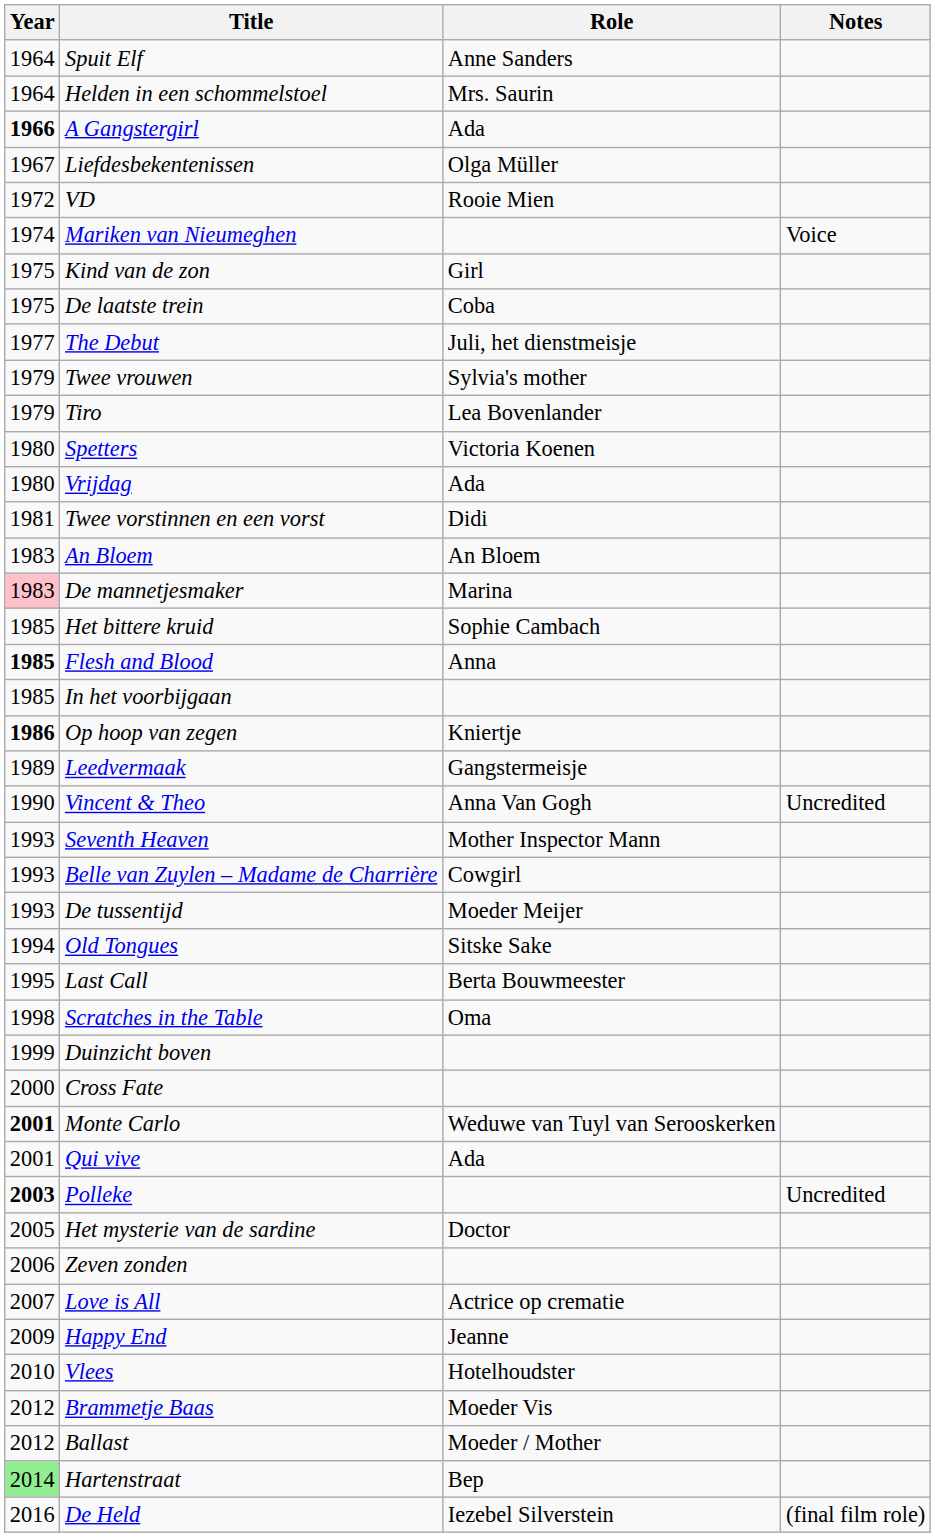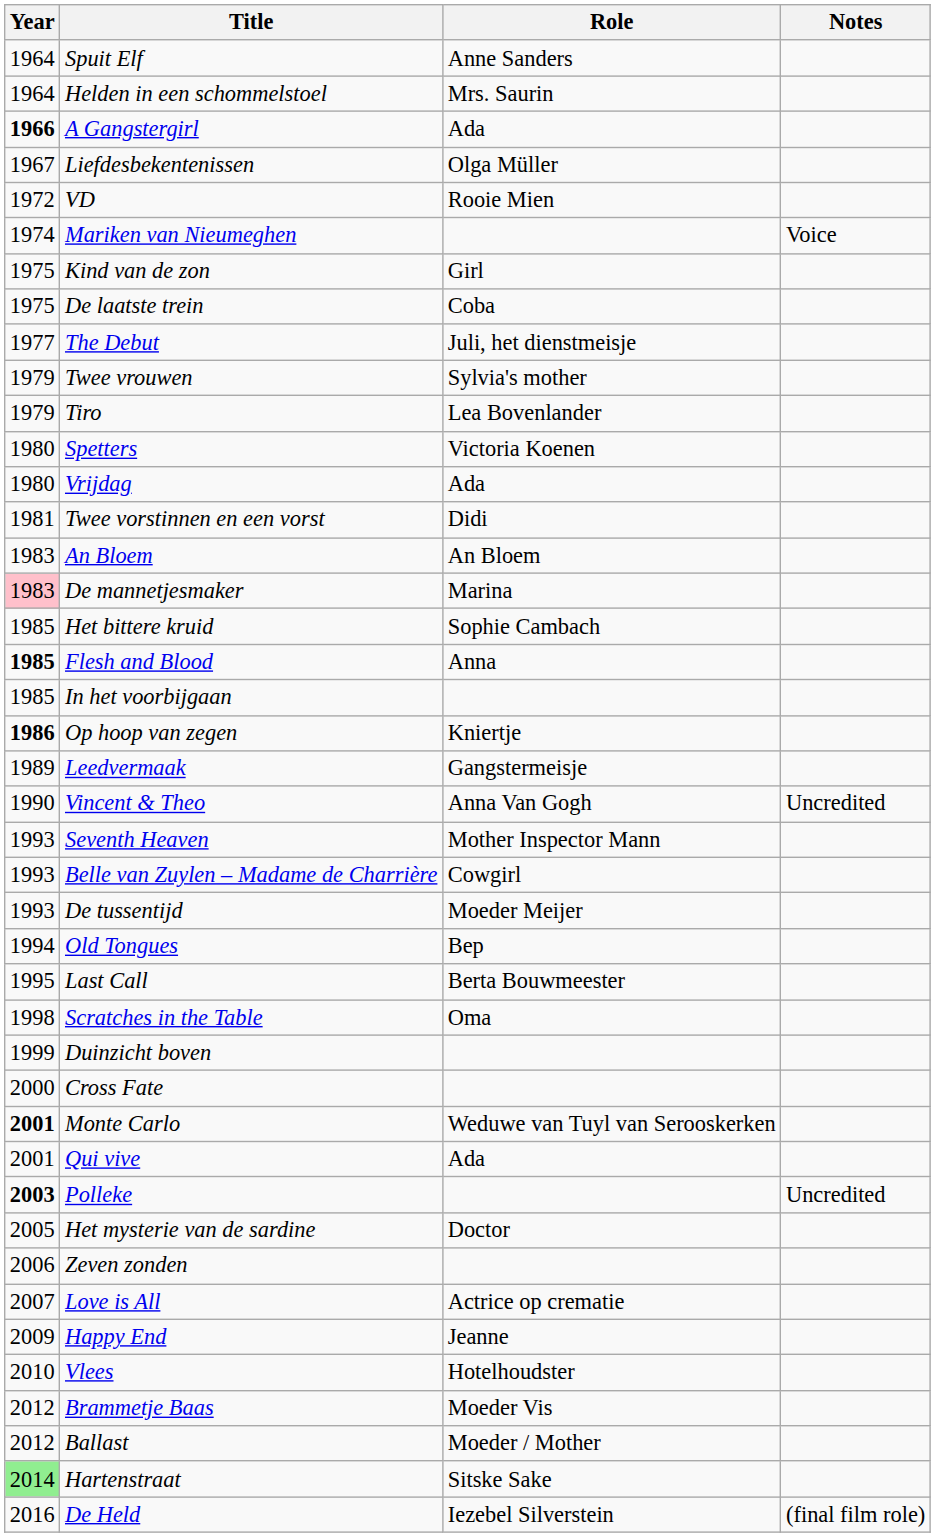(500, 945) Sitske Sake -> (466, 945) Bep
(466, 1478) Bep -> (500, 1478) Sitske Sake
